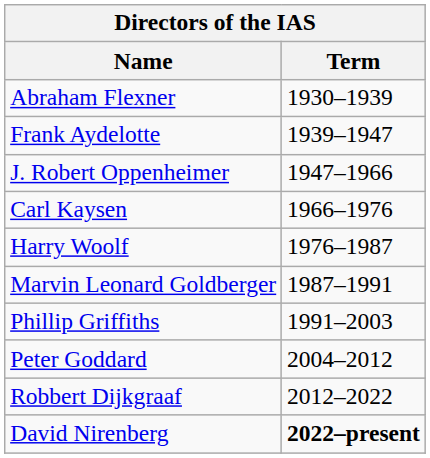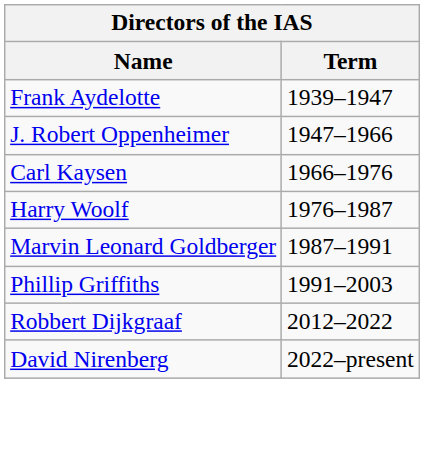- row: (93, 97)
- row: (78, 358)
(353, 433) bold -> (350, 358) normal
